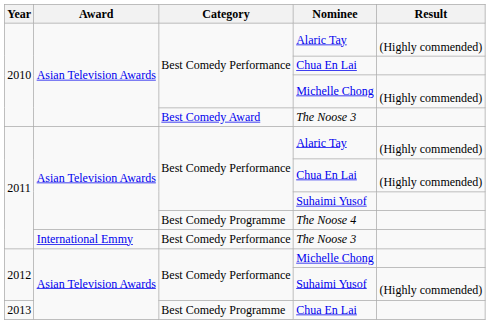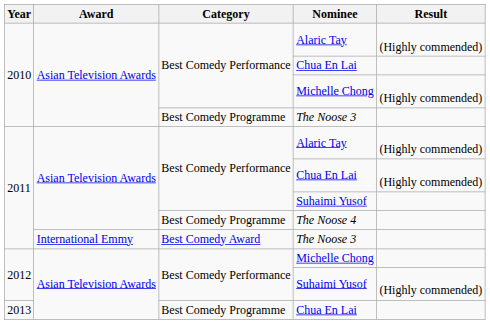(211, 117) Best Comedy Award -> (223, 117) Best Comedy Programme
(226, 239) Best Comedy Performance -> (211, 239) Best Comedy Award
